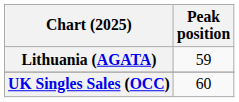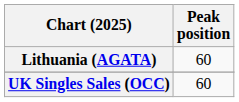(204, 59) 59 -> (204, 59) 60
